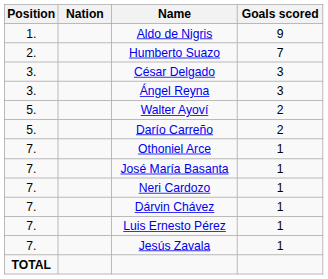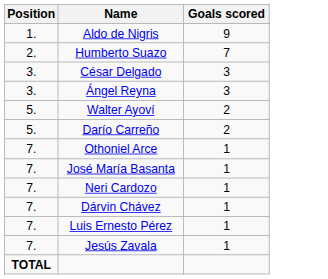- column: (85, 14)
